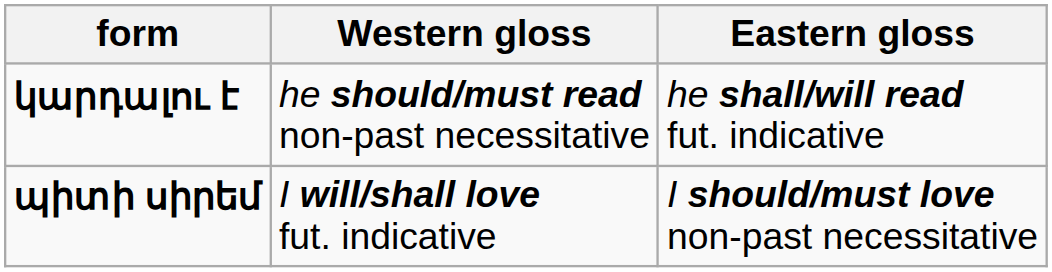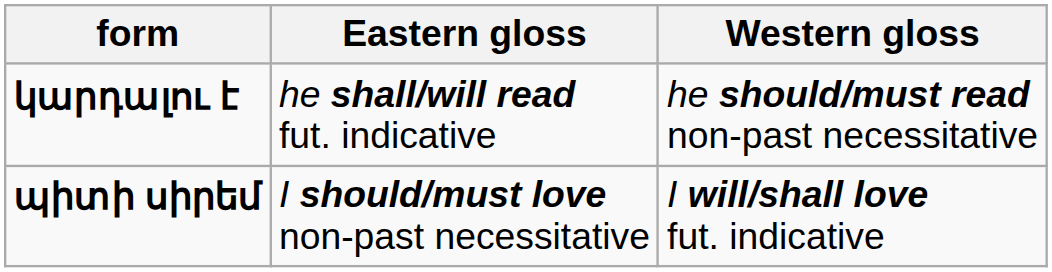columns swapped: (853, 34) <-> (464, 34)
